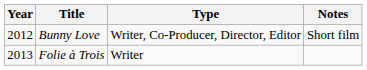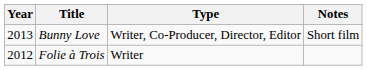(20, 34) 2012 -> (20, 34) 2013
(20, 55) 2013 -> (20, 55) 2012
